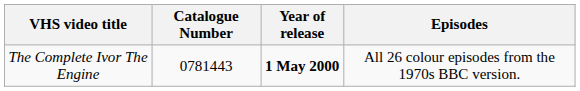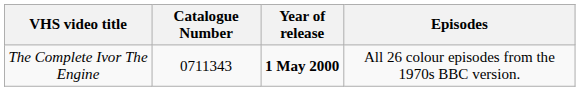(206, 65) 0781443 -> (206, 65) 0711343
